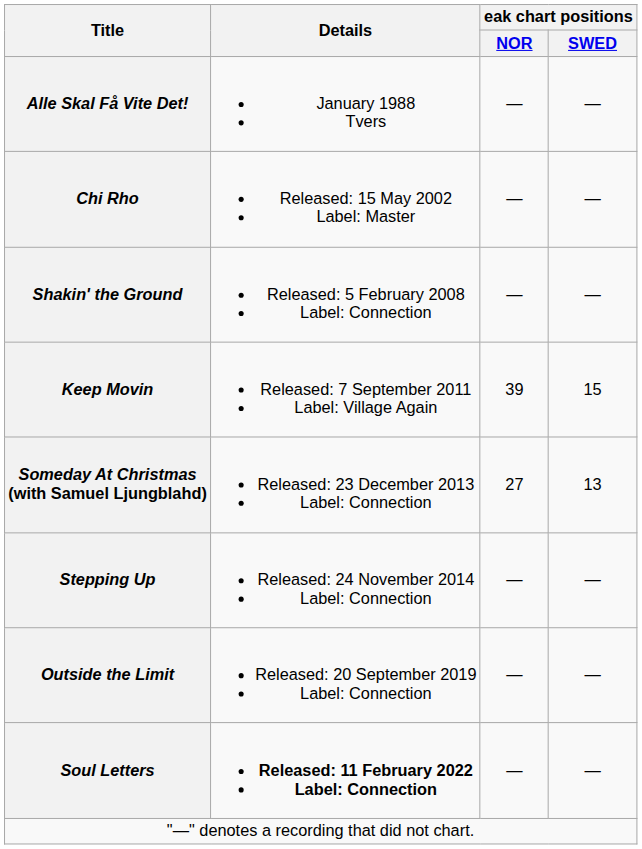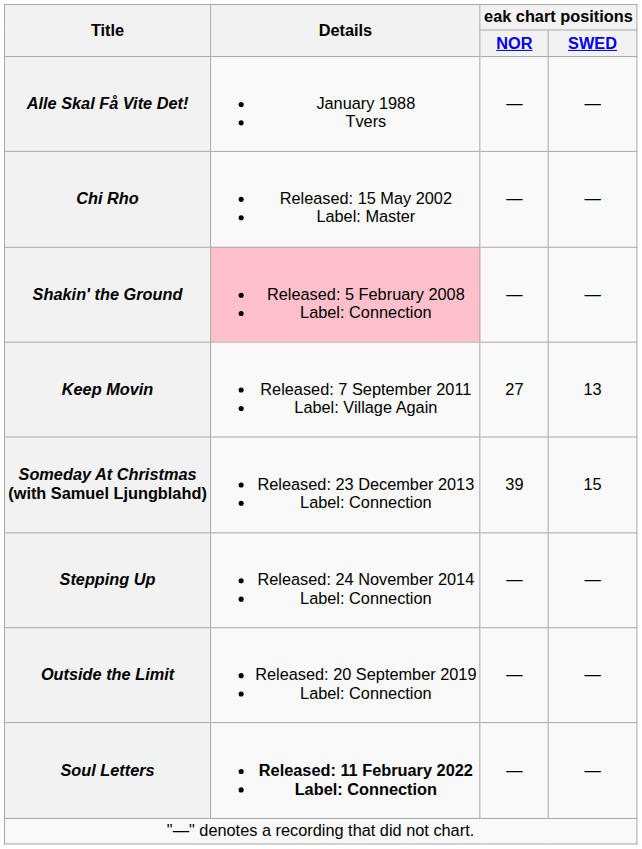(345, 304) no background -> (345, 304) pink background
(514, 389) 39 -> (514, 389) 27
(593, 389) 15 -> (593, 389) 13
(514, 484) 27 -> (514, 484) 39
(593, 484) 13 -> (593, 484) 15
